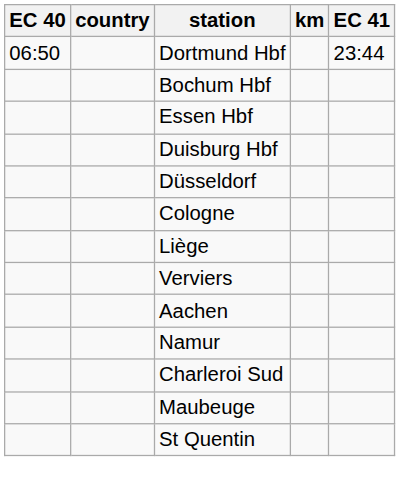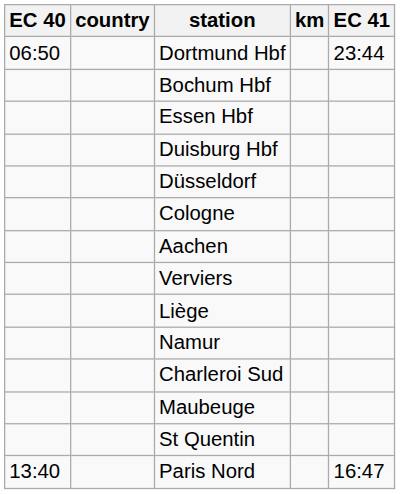rows swapped: (193, 310) <-> (184, 246)
+ row: (207, 471)
